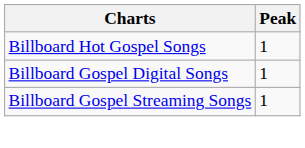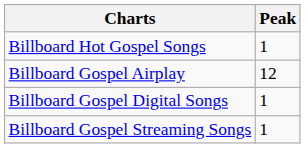+ row: (97, 73)
